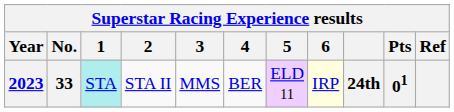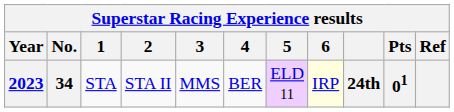(64, 83) 33 -> (64, 83) 34
(101, 83) paleturquoise background -> (101, 83) no background
